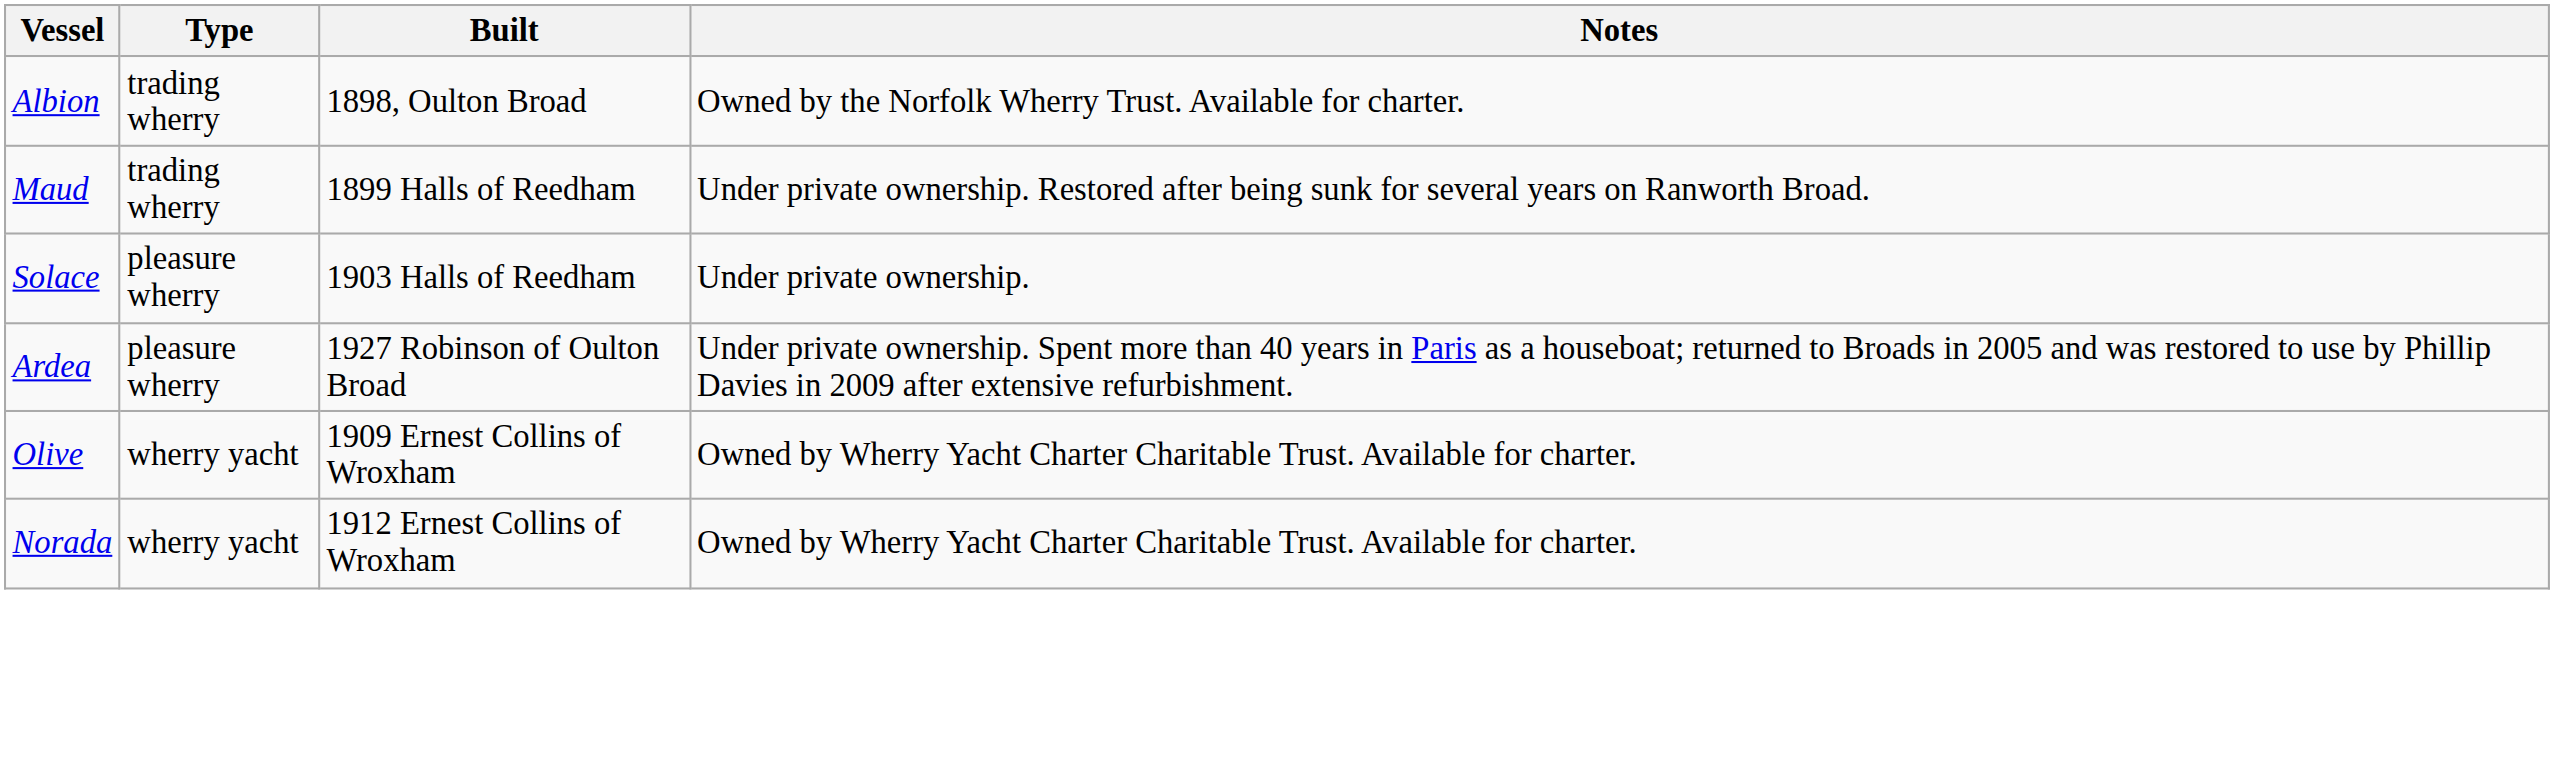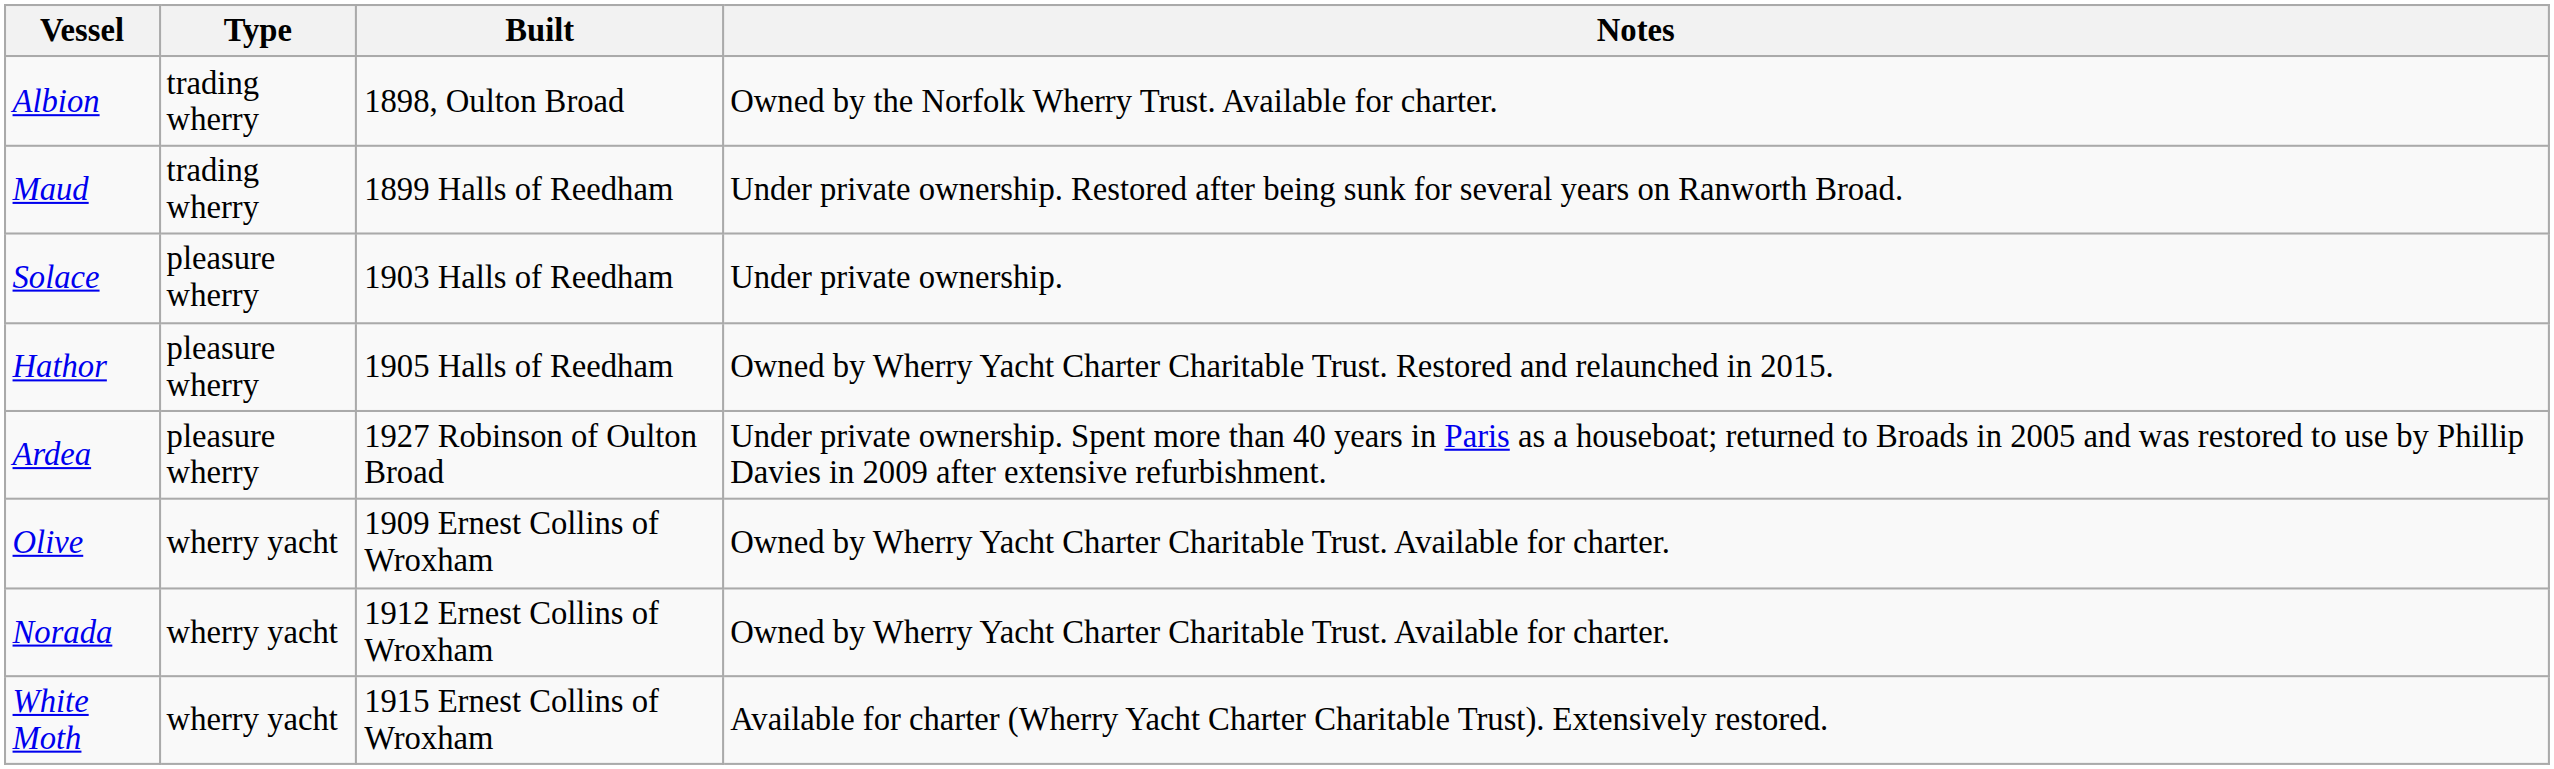+ row: (60, 365)
+ row: (51, 719)
